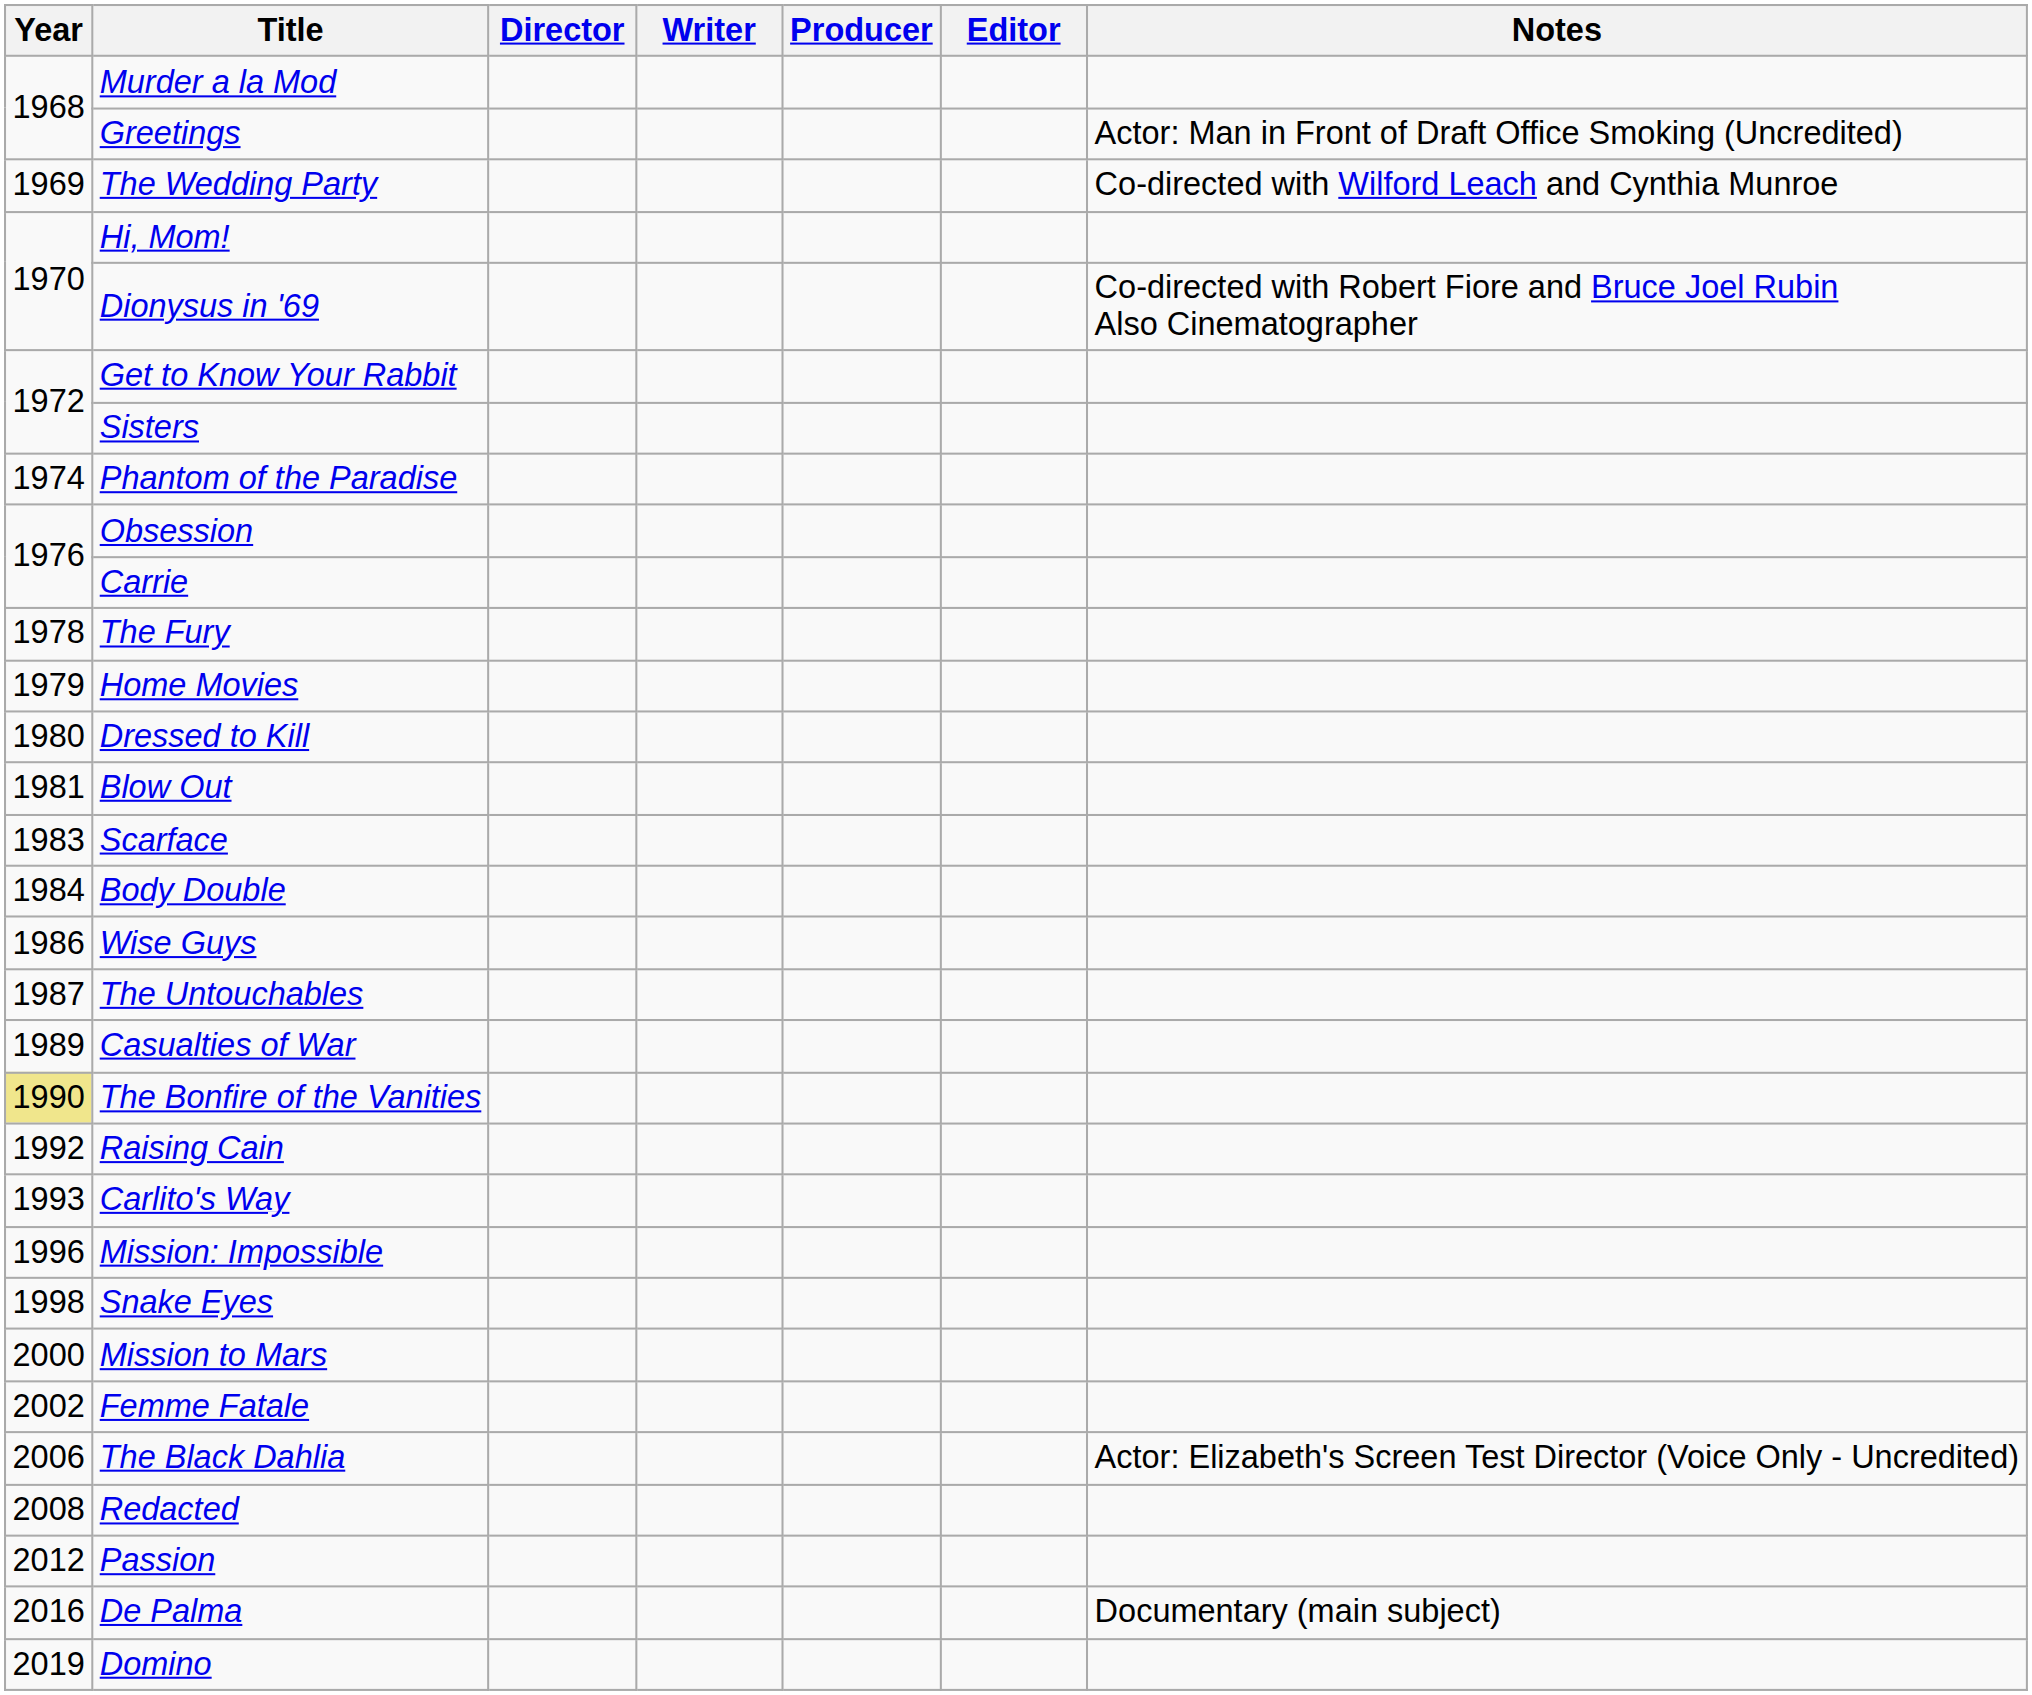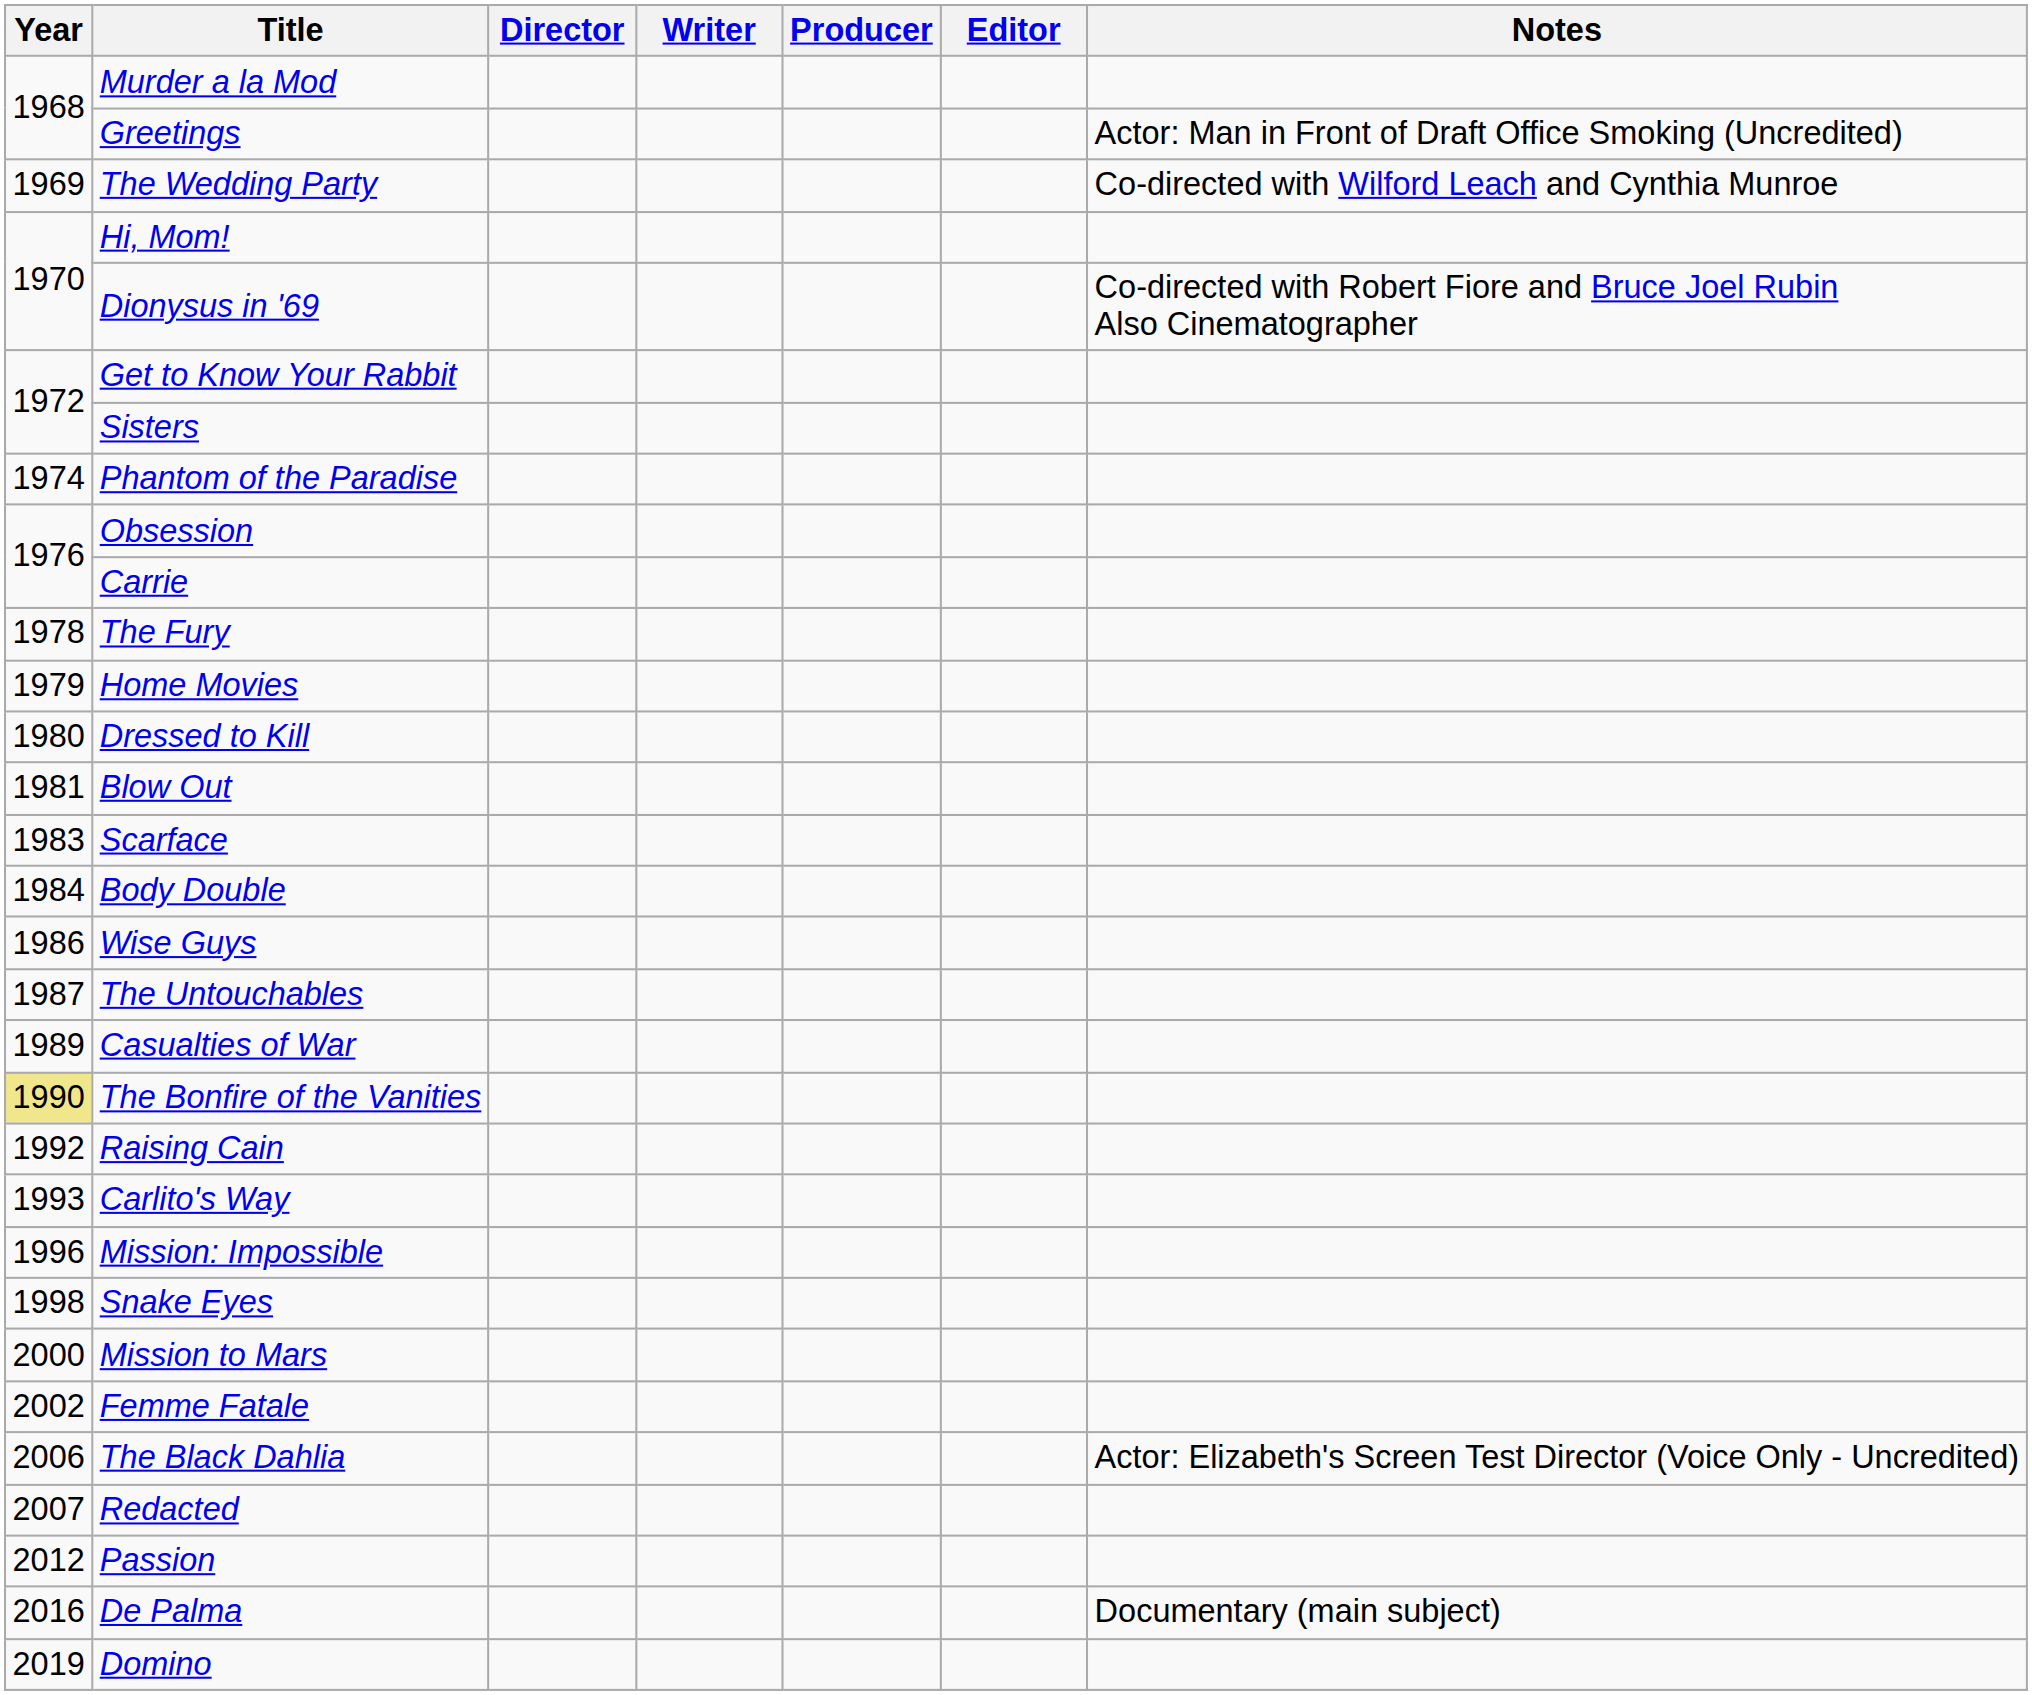(49, 1509) 2008 -> (49, 1509) 2007
